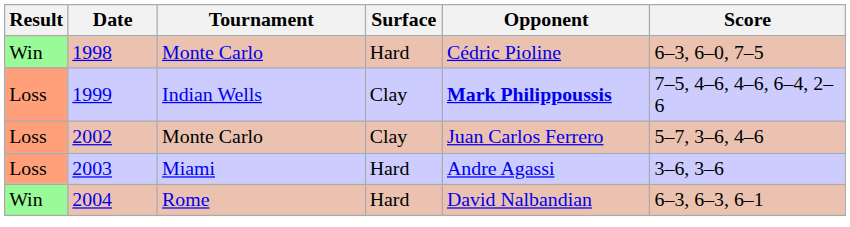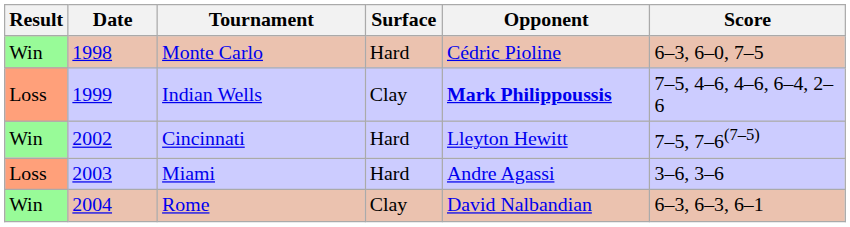- row: (92, 136)
+ row: (92, 139)
(389, 199) Hard -> (388, 205) Clay
